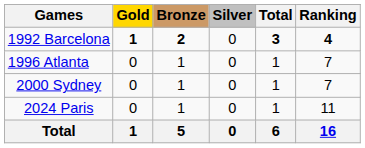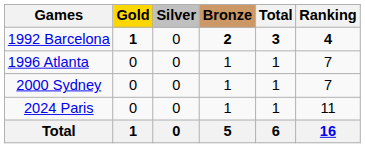columns swapped: (232, 16) <-> (181, 16)
